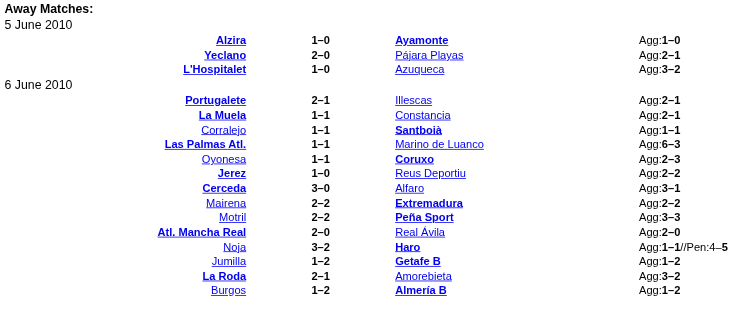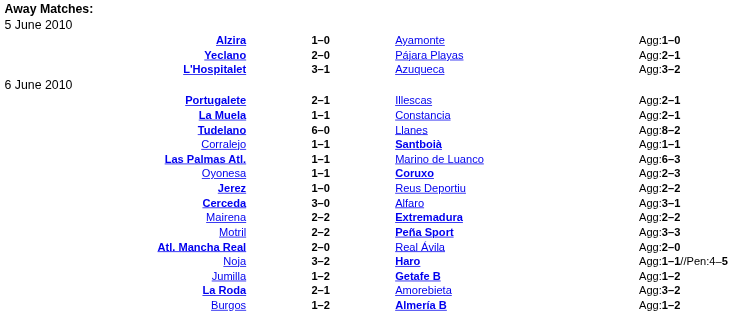(422, 40) bold -> (420, 40) normal
(321, 70) 1–0 -> (321, 70) 3–1
+ row: (222, 130)
